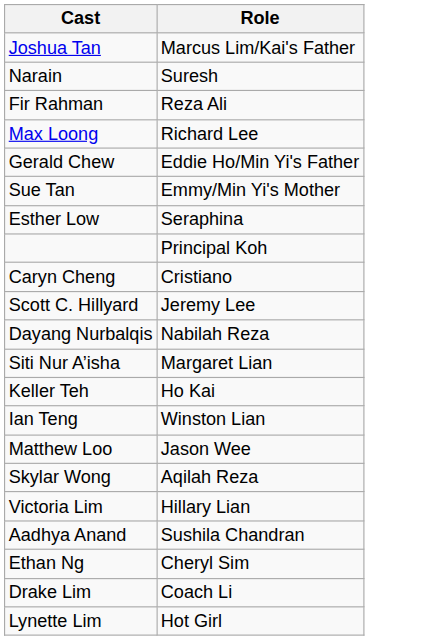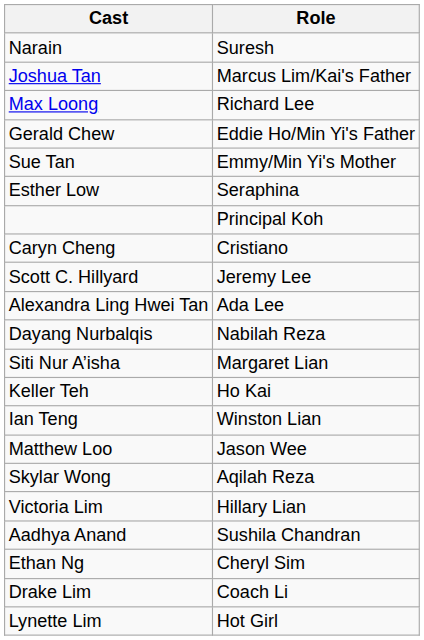rows swapped: (55, 47) <-> (35, 76)
- row: (56, 104)
+ row: (109, 305)
